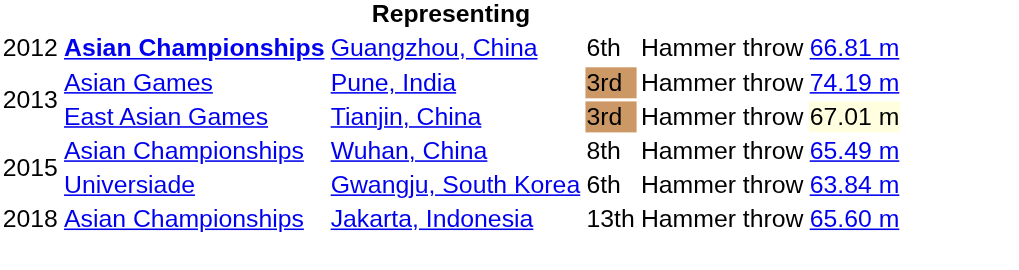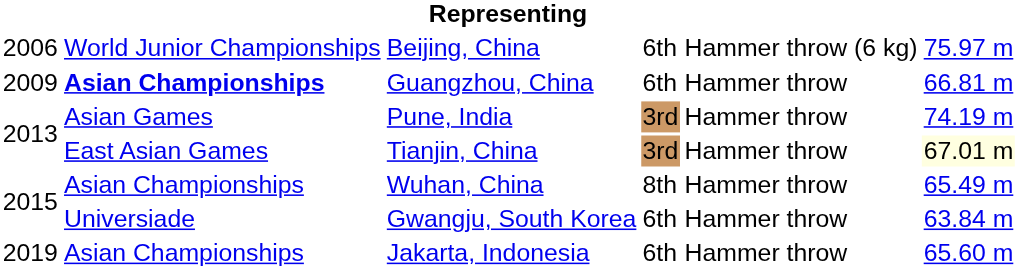+ row: (463, 48)
(30, 48) 2012 -> (30, 82) 2009
(30, 218) 2018 -> (30, 253) 2019
(611, 218) 13th -> (660, 253) 6th
